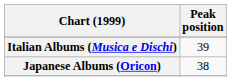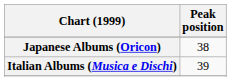rows swapped: (92, 47) <-> (92, 66)
